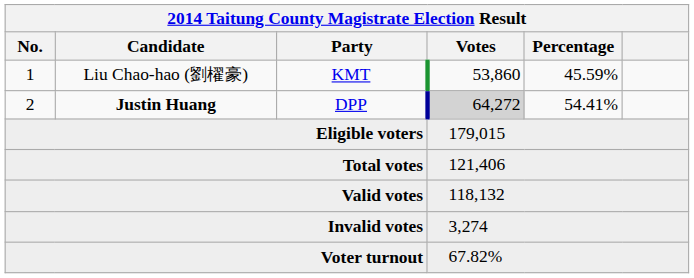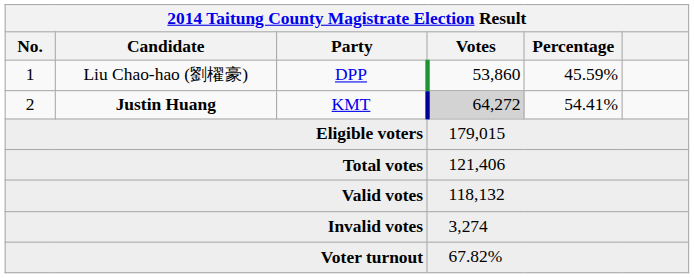(351, 75) KMT -> (351, 75) DPP
(351, 104) DPP -> (351, 104) KMT
